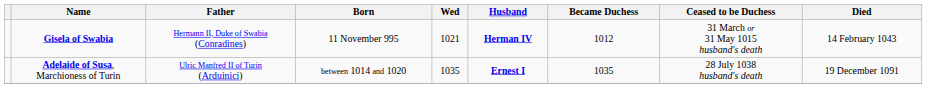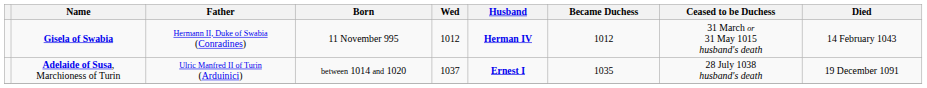(450, 38) 1021 -> (450, 38) 1012
(450, 70) 1035 -> (450, 70) 1037
